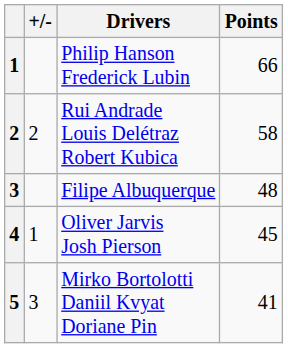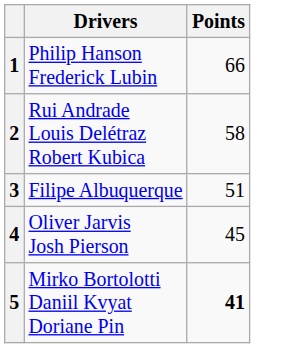- column: (40, 21)
(268, 190) 48 -> (235, 190) 51
(268, 303) normal -> (235, 303) bold
